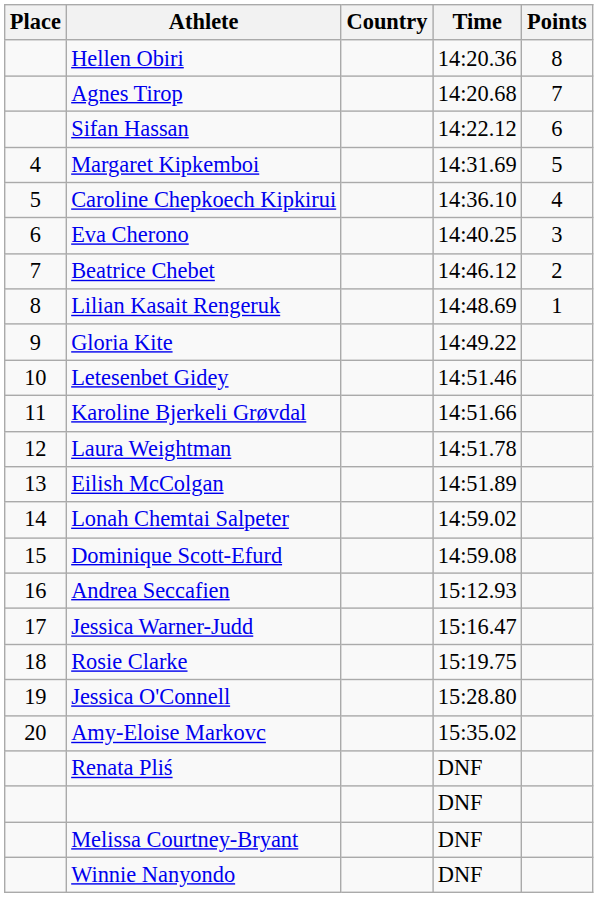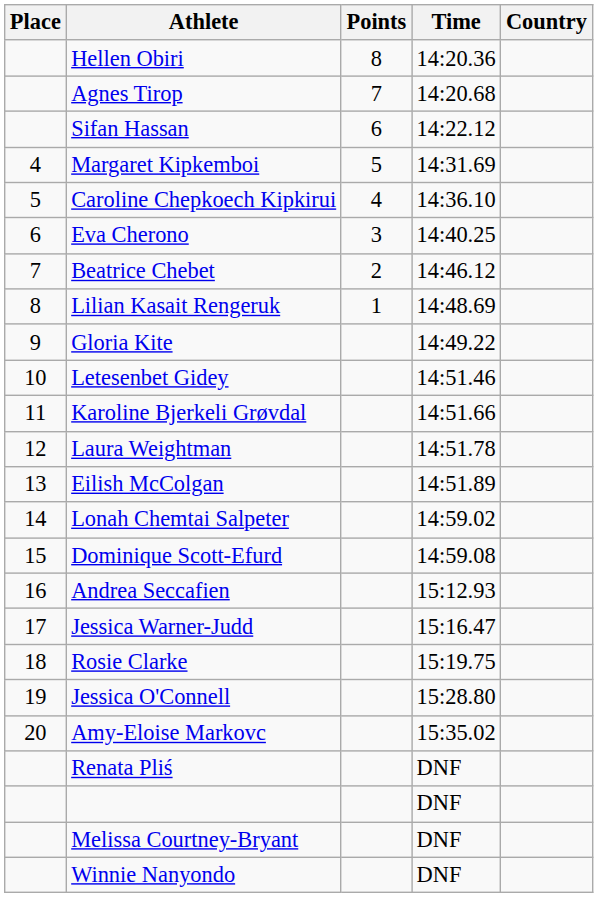columns swapped: (387, 22) <-> (557, 22)
